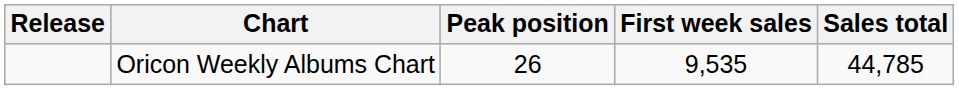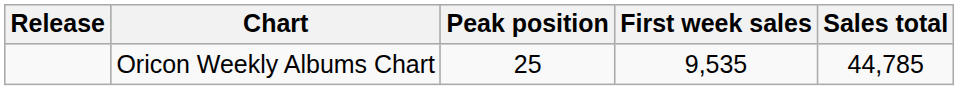(528, 63) 26 -> (528, 63) 25
